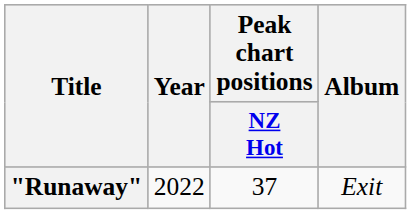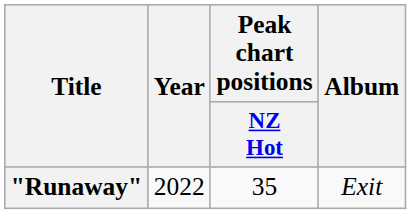(265, 187) 37 -> (265, 187) 35
